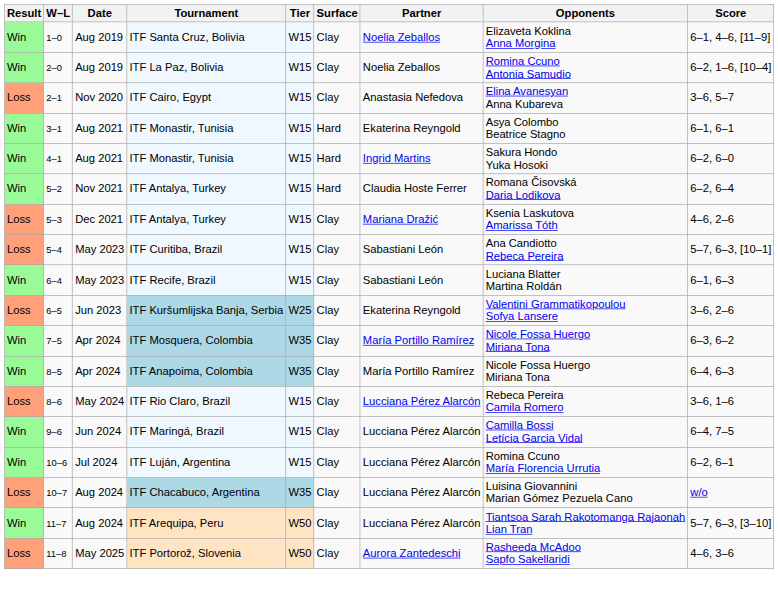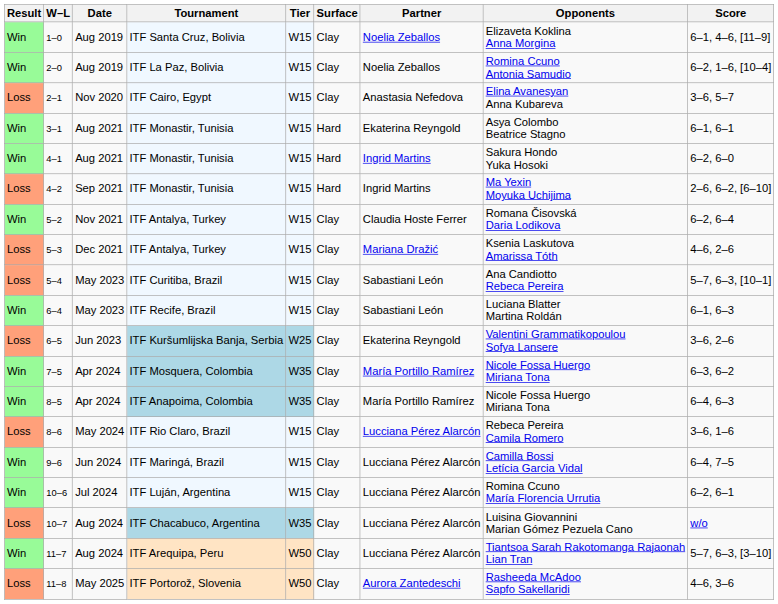+ row: (54, 189)
(329, 189) Hard -> (328, 219) Clay
